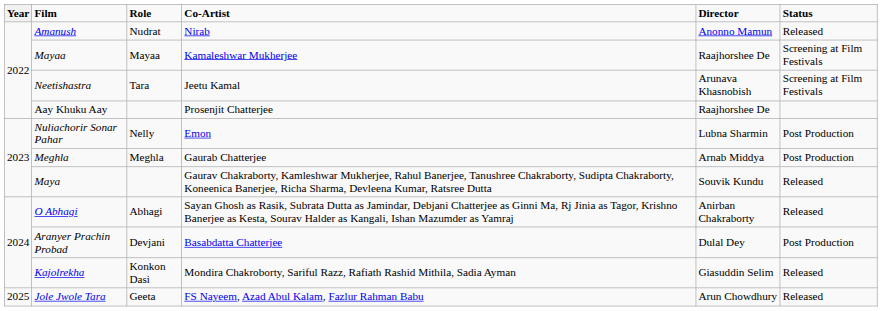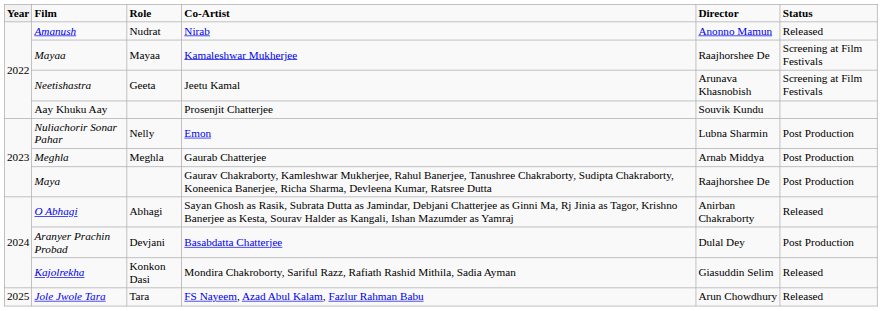(139, 85) Tara -> (143, 85) Geeta
(734, 109) Raajhorshee De -> (731, 109) Souvik Kundu
(731, 181) Souvik Kundu -> (734, 181) Raajhorshee De
(803, 181) Released -> (818, 181) Post Production
(143, 296) Geeta -> (139, 296) Tara
